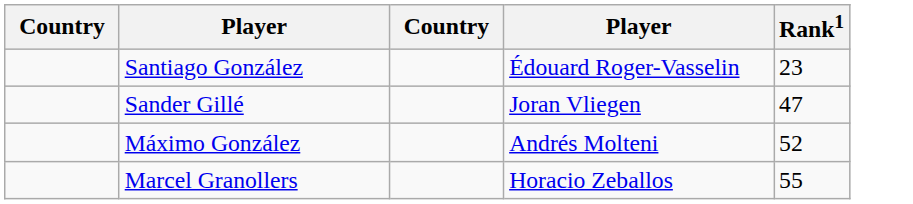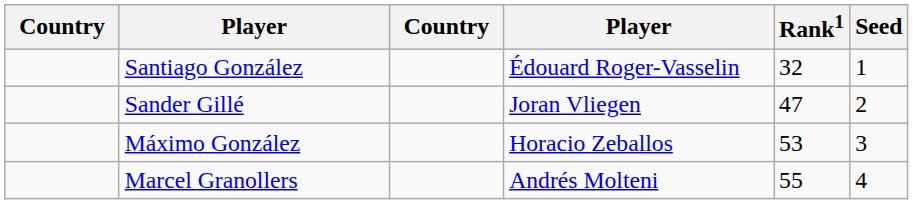+ column: (879, 26)
(791, 67) 23 -> (791, 67) 32
(584, 142) Andrés Molteni -> (591, 142) Horacio Zeballos
(791, 142) 52 -> (791, 142) 53
(591, 179) Horacio Zeballos -> (584, 179) Andrés Molteni
